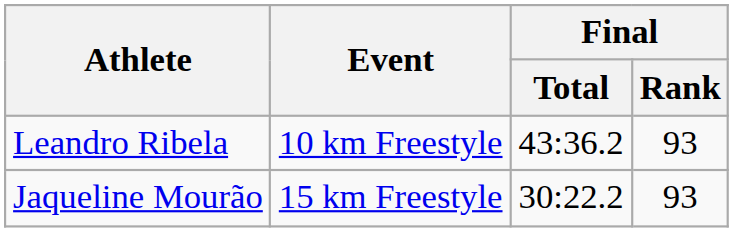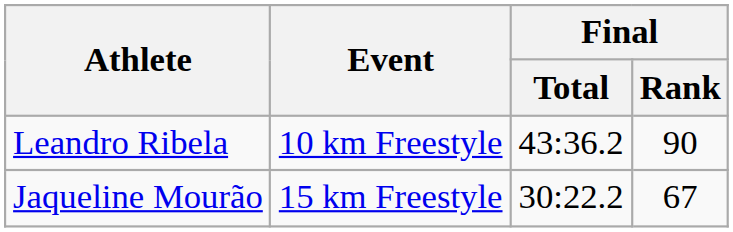(680, 142) 93 -> (680, 142) 90
(680, 197) 93 -> (680, 197) 67
